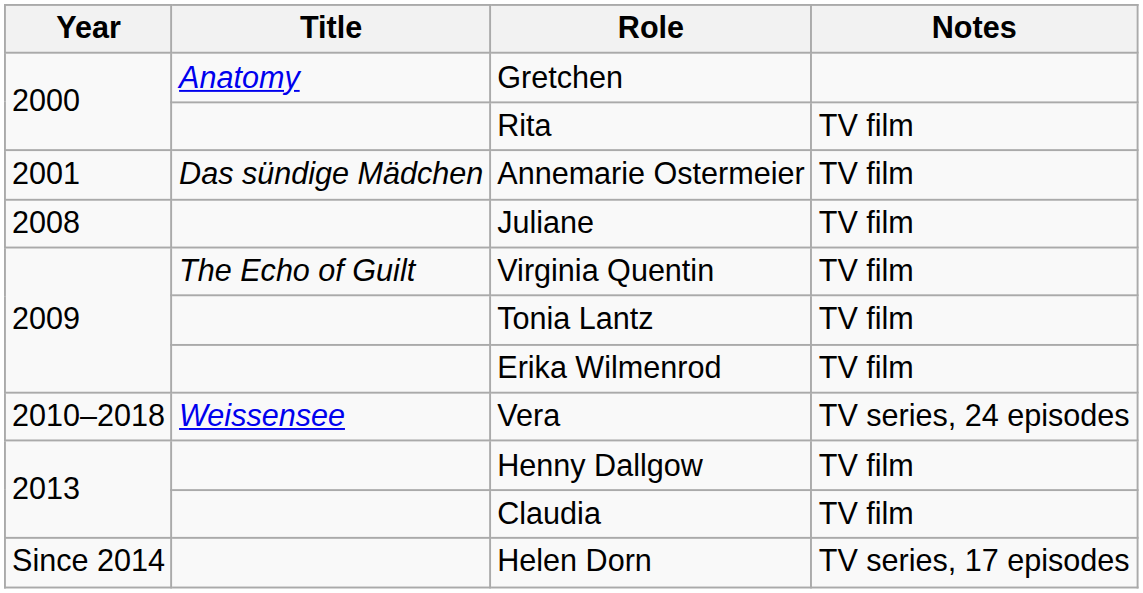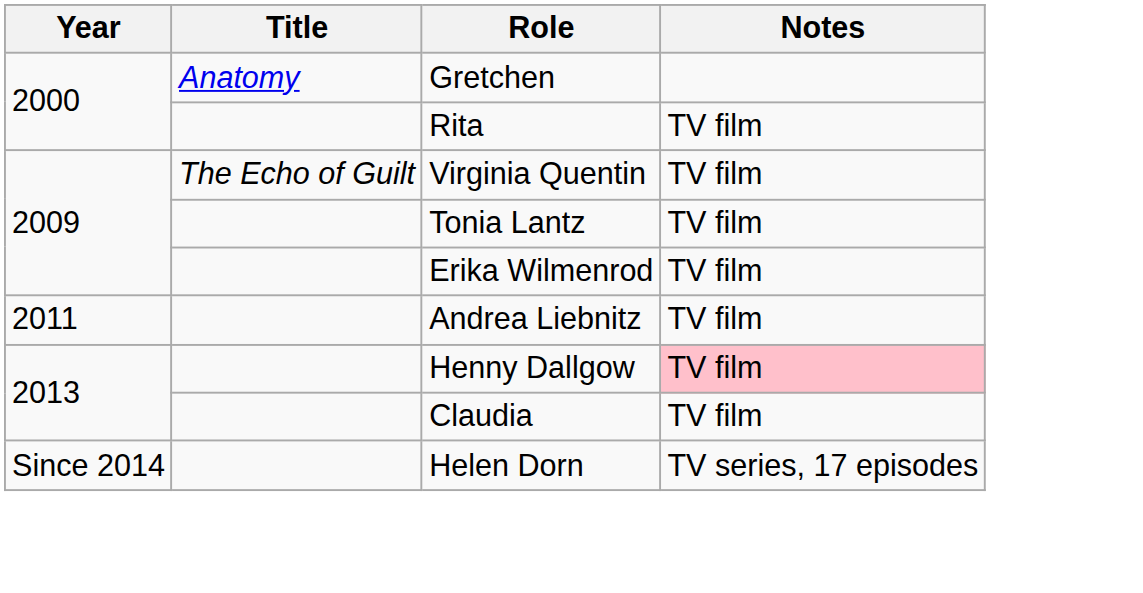- row: (651, 174)
- row: (546, 222)
- row: (529, 416)
+ row: (535, 319)
(866, 464) no background -> (715, 367) pink background
